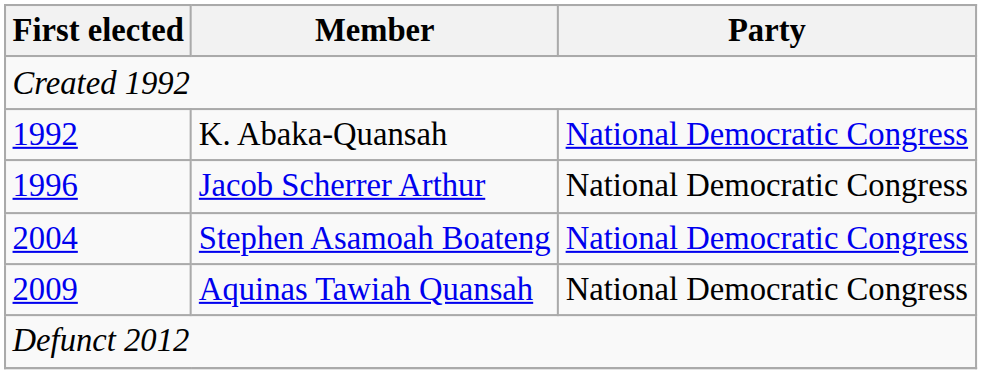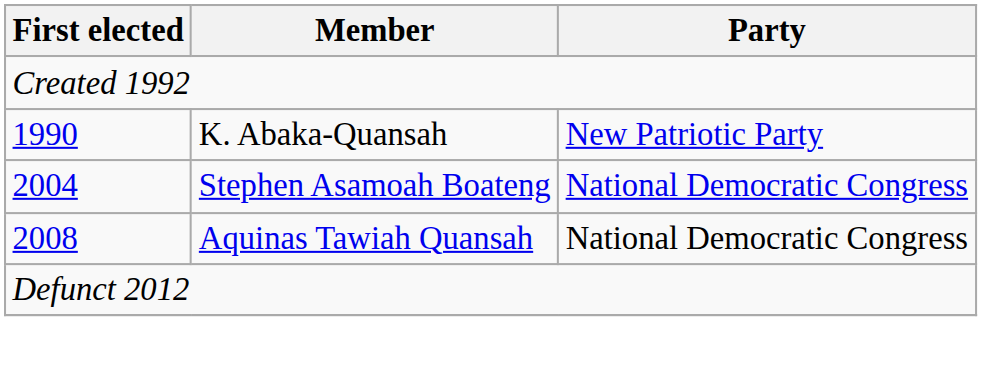(45, 133) 1992 -> (45, 133) 1990
(767, 133) National Democratic Congress -> (694, 133) New Patriotic Party
- row: (342, 185)
(45, 289) 2009 -> (45, 237) 2008
